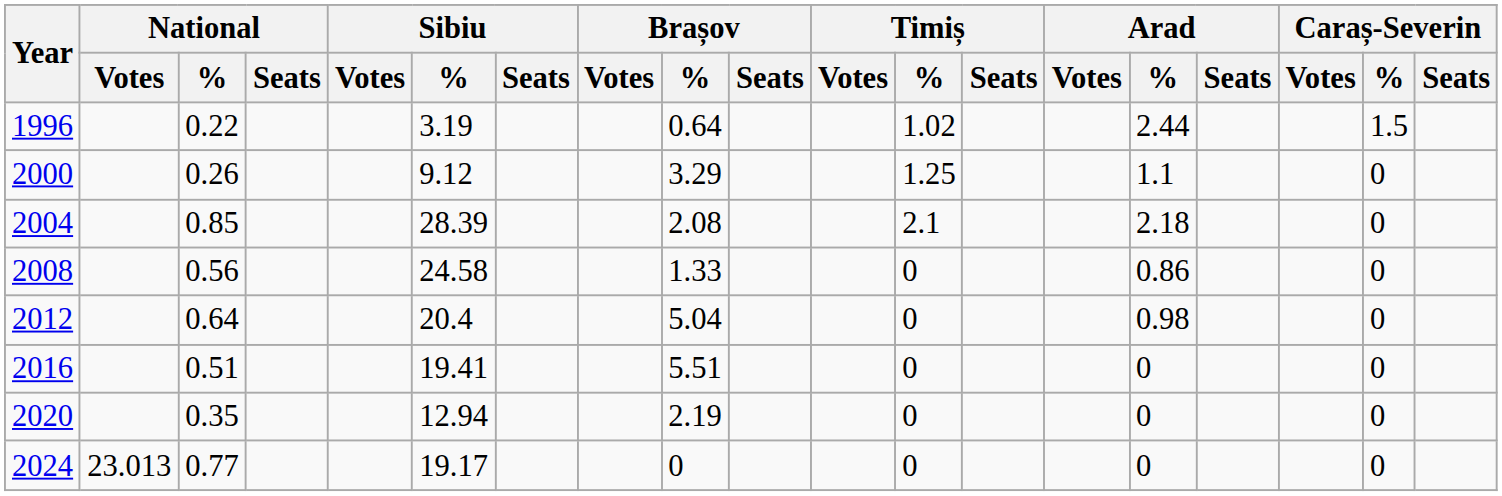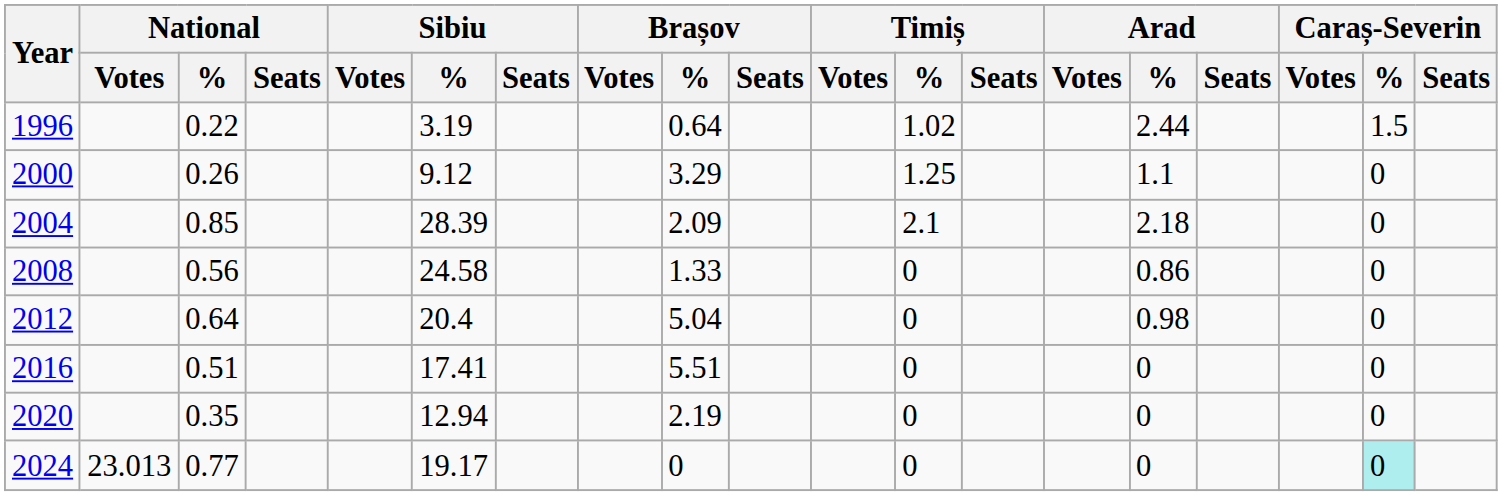(695, 222) 2.08 -> (695, 222) 2.09
(454, 367) 19.41 -> (454, 367) 17.41
(1378, 464) no background -> (1378, 464) paleturquoise background
